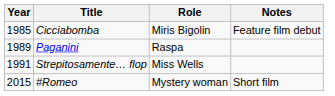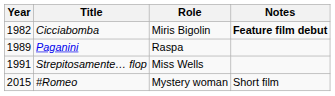(19, 30) 1985 -> (19, 30) 1982
(277, 30) normal -> (280, 30) bold
